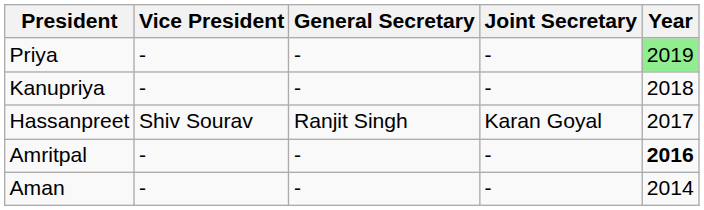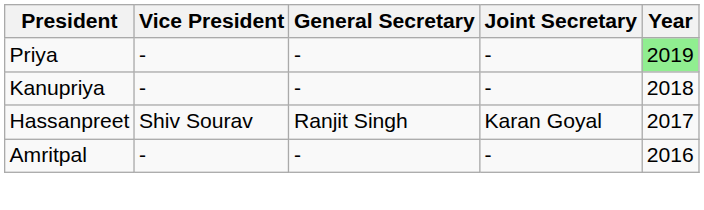(670, 155) bold -> (670, 155) normal
- row: (37, 188)
